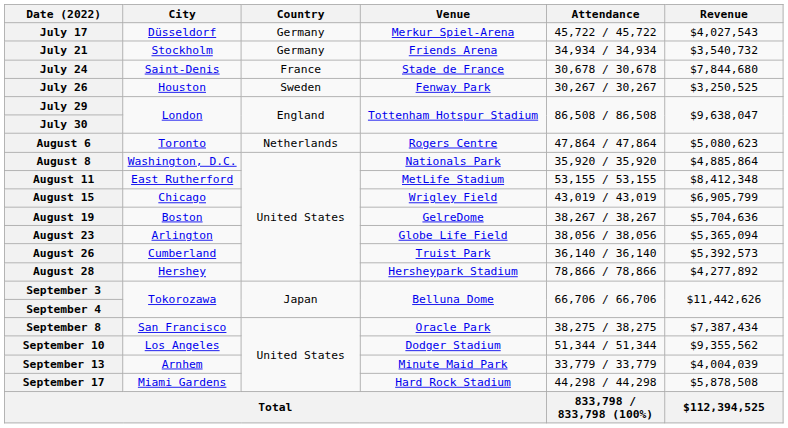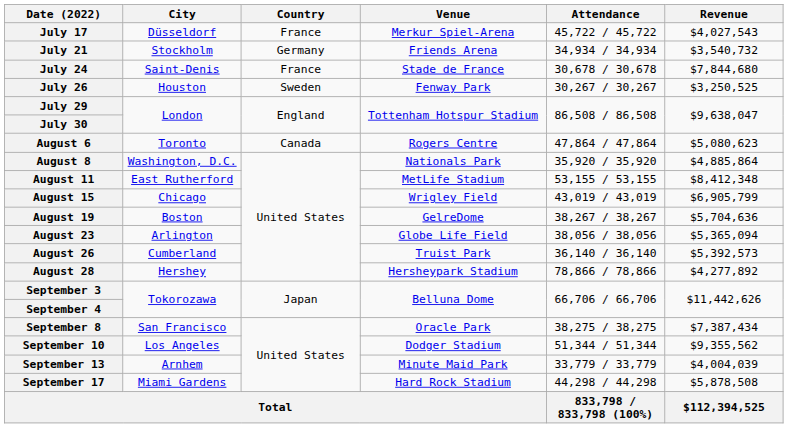(301, 32) Germany -> (301, 32) France
(301, 143) Netherlands -> (301, 143) Canada
